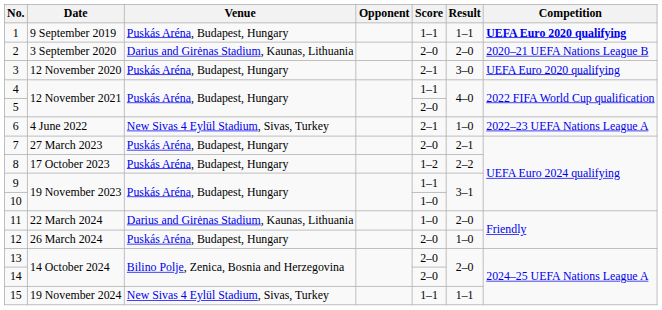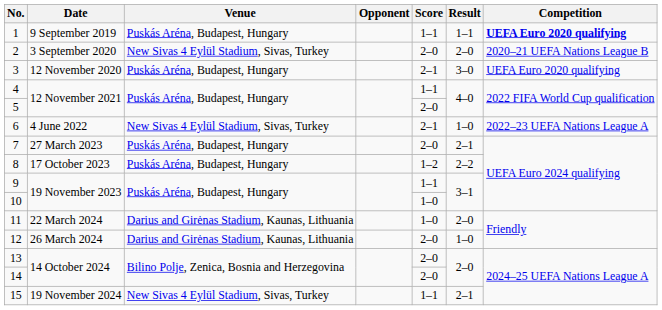(240, 51) Darius and Girėnas Stadium, Kaunas, Lithuania -> (228, 51) New Sivas 4 Eylül Stadium, Sivas, Turkey
(208, 239) Puskás Aréna, Budapest, Hungary -> (240, 239) Darius and Girėnas Stadium, Kaunas, Lithuania
(465, 295) 1–1 -> (465, 295) 2–1
